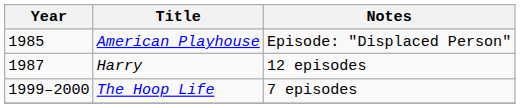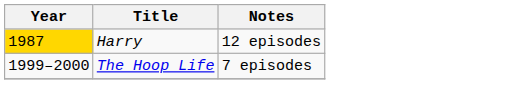- row: (178, 41)
(26, 66) no background -> (26, 41) gold background
